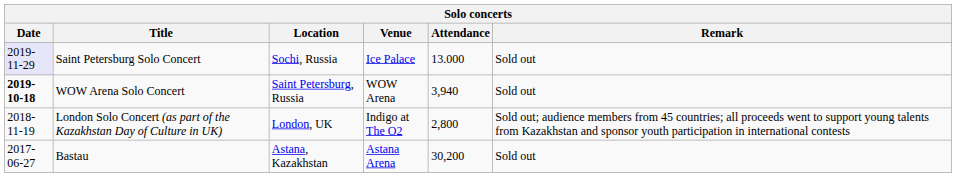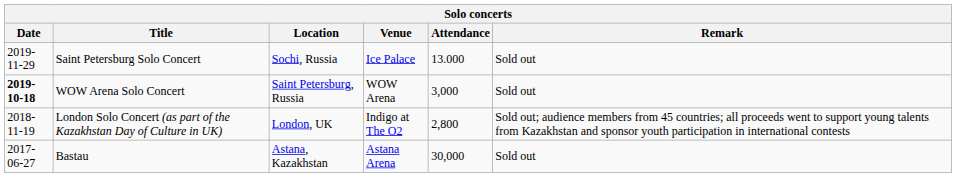(21, 58) lavender background -> (21, 58) no background
(445, 91) 3,940 -> (445, 91) 3,000
(448, 156) 30,200 -> (448, 156) 30,000
